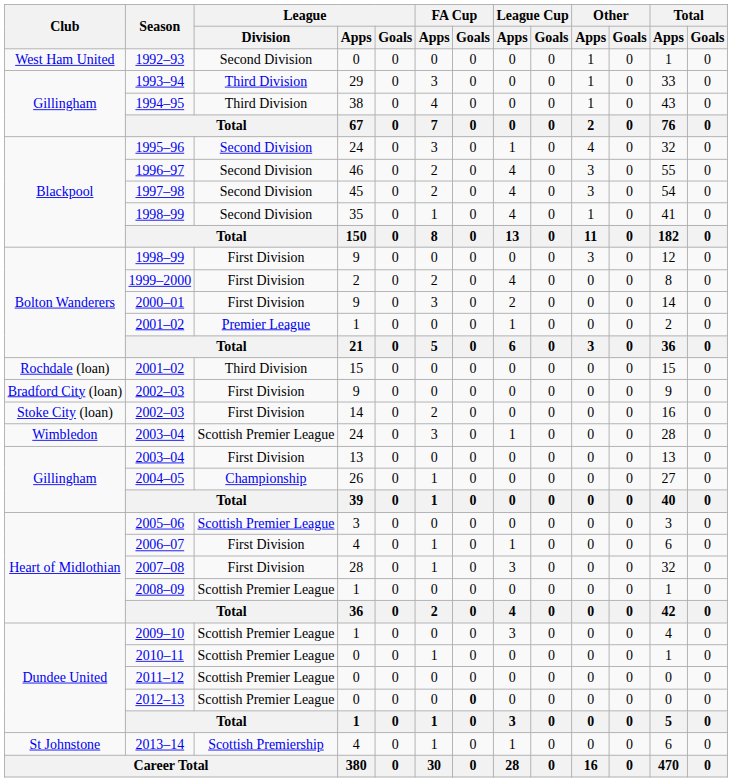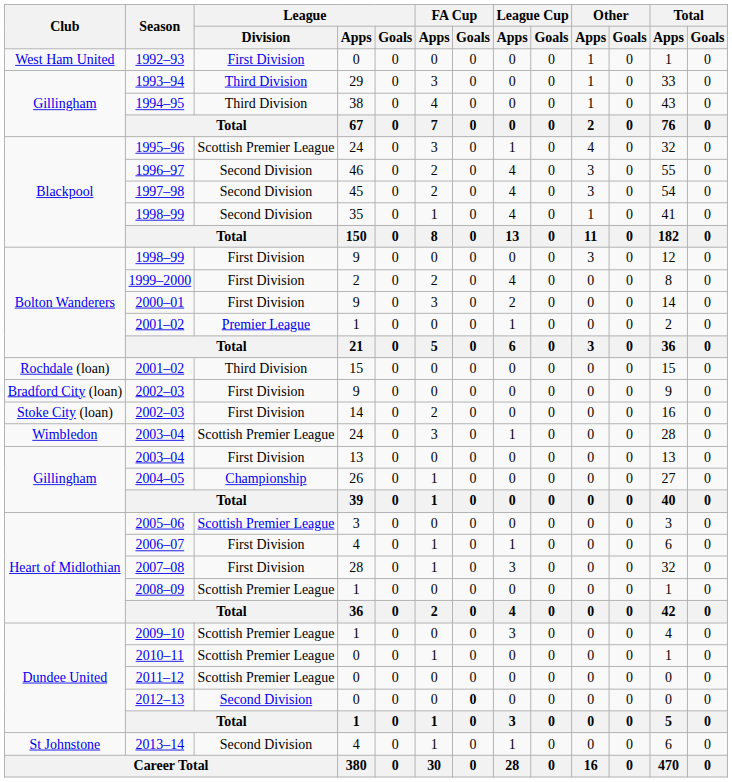(266, 59) Second Division -> (266, 59) First Division
(266, 147) Second Division -> (266, 147) Scottish Premier League
(266, 699) Scottish Premier League -> (266, 699) Second Division
(266, 744) Scottish Premiership -> (266, 744) Second Division
